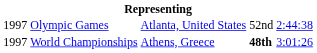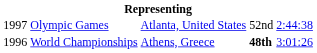(15, 42) 1997 -> (15, 42) 1996
